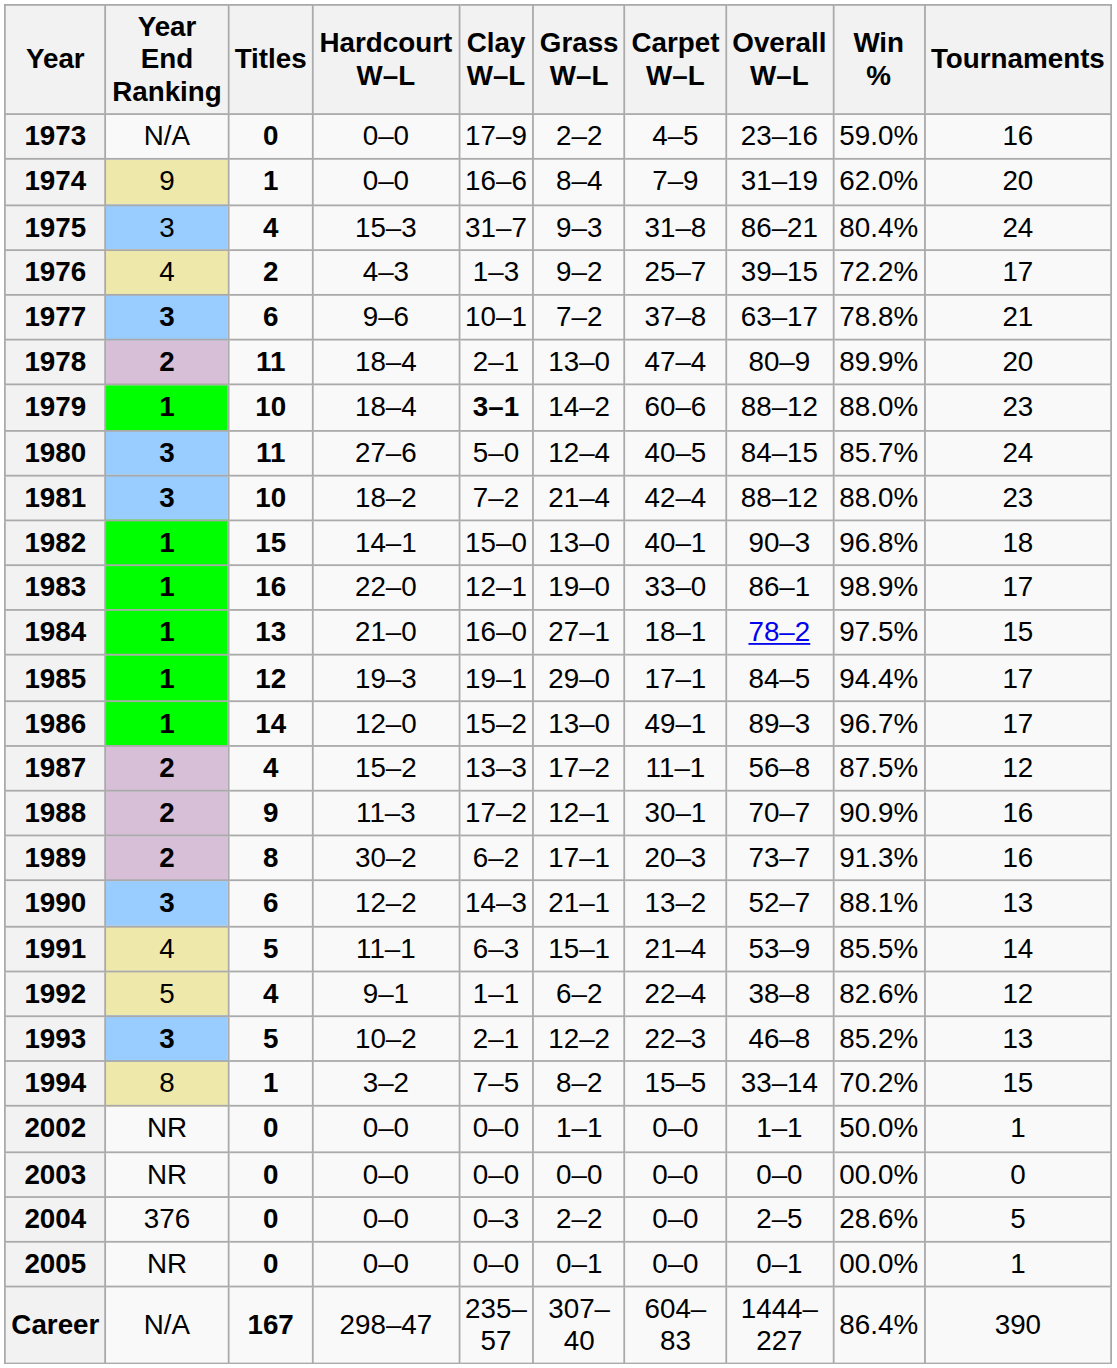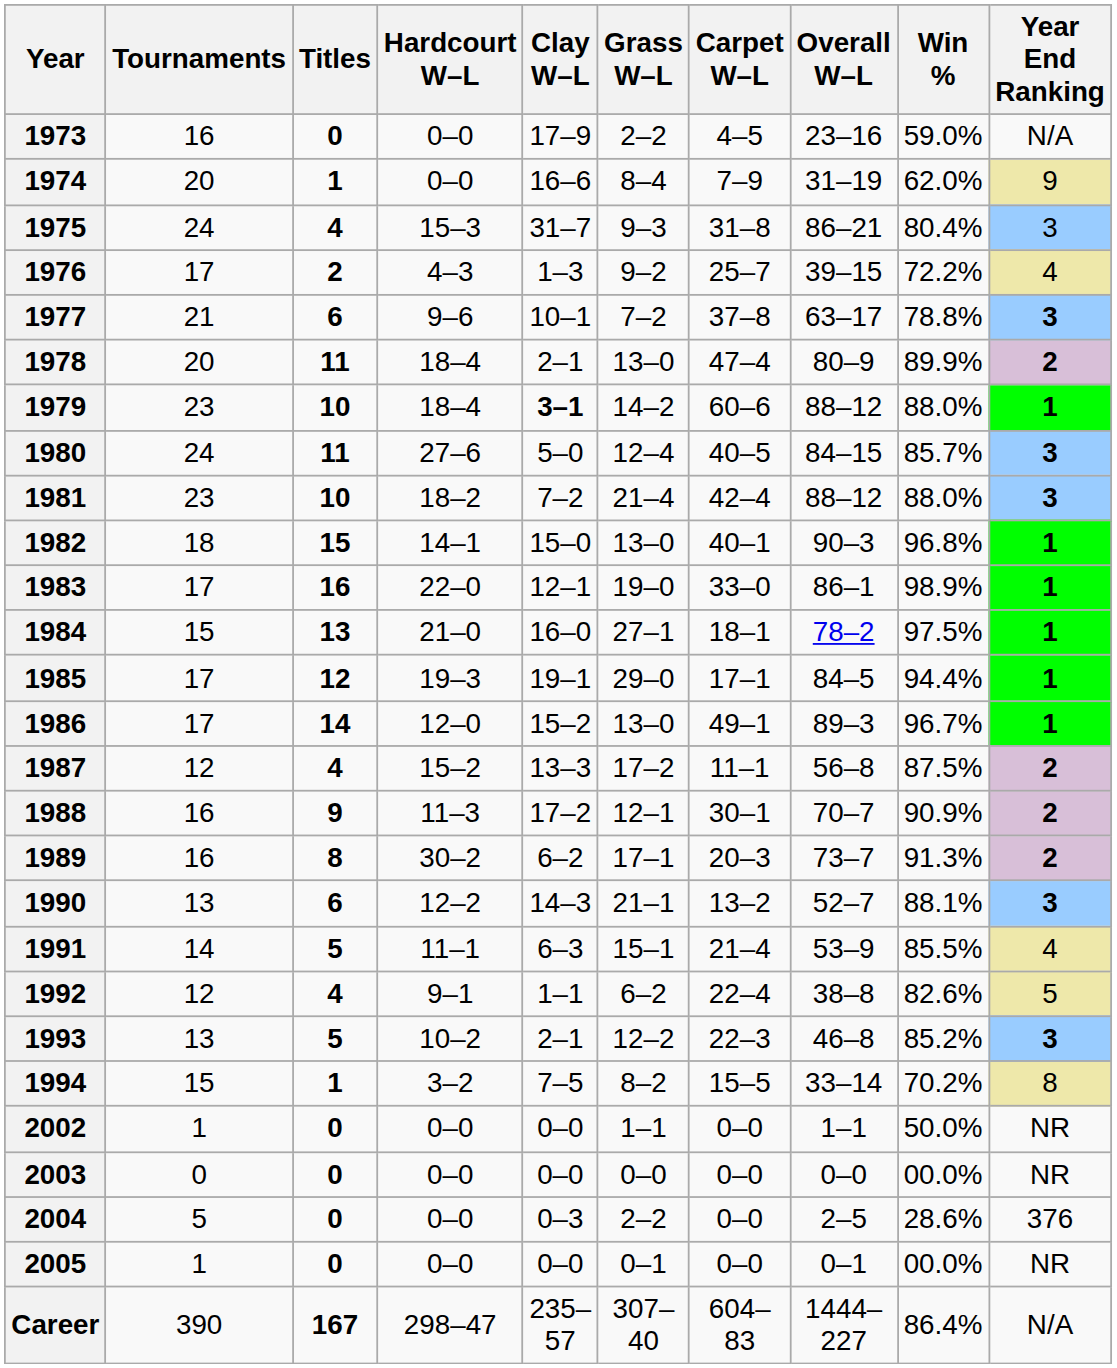columns swapped: (1018, 58) <-> (167, 58)
